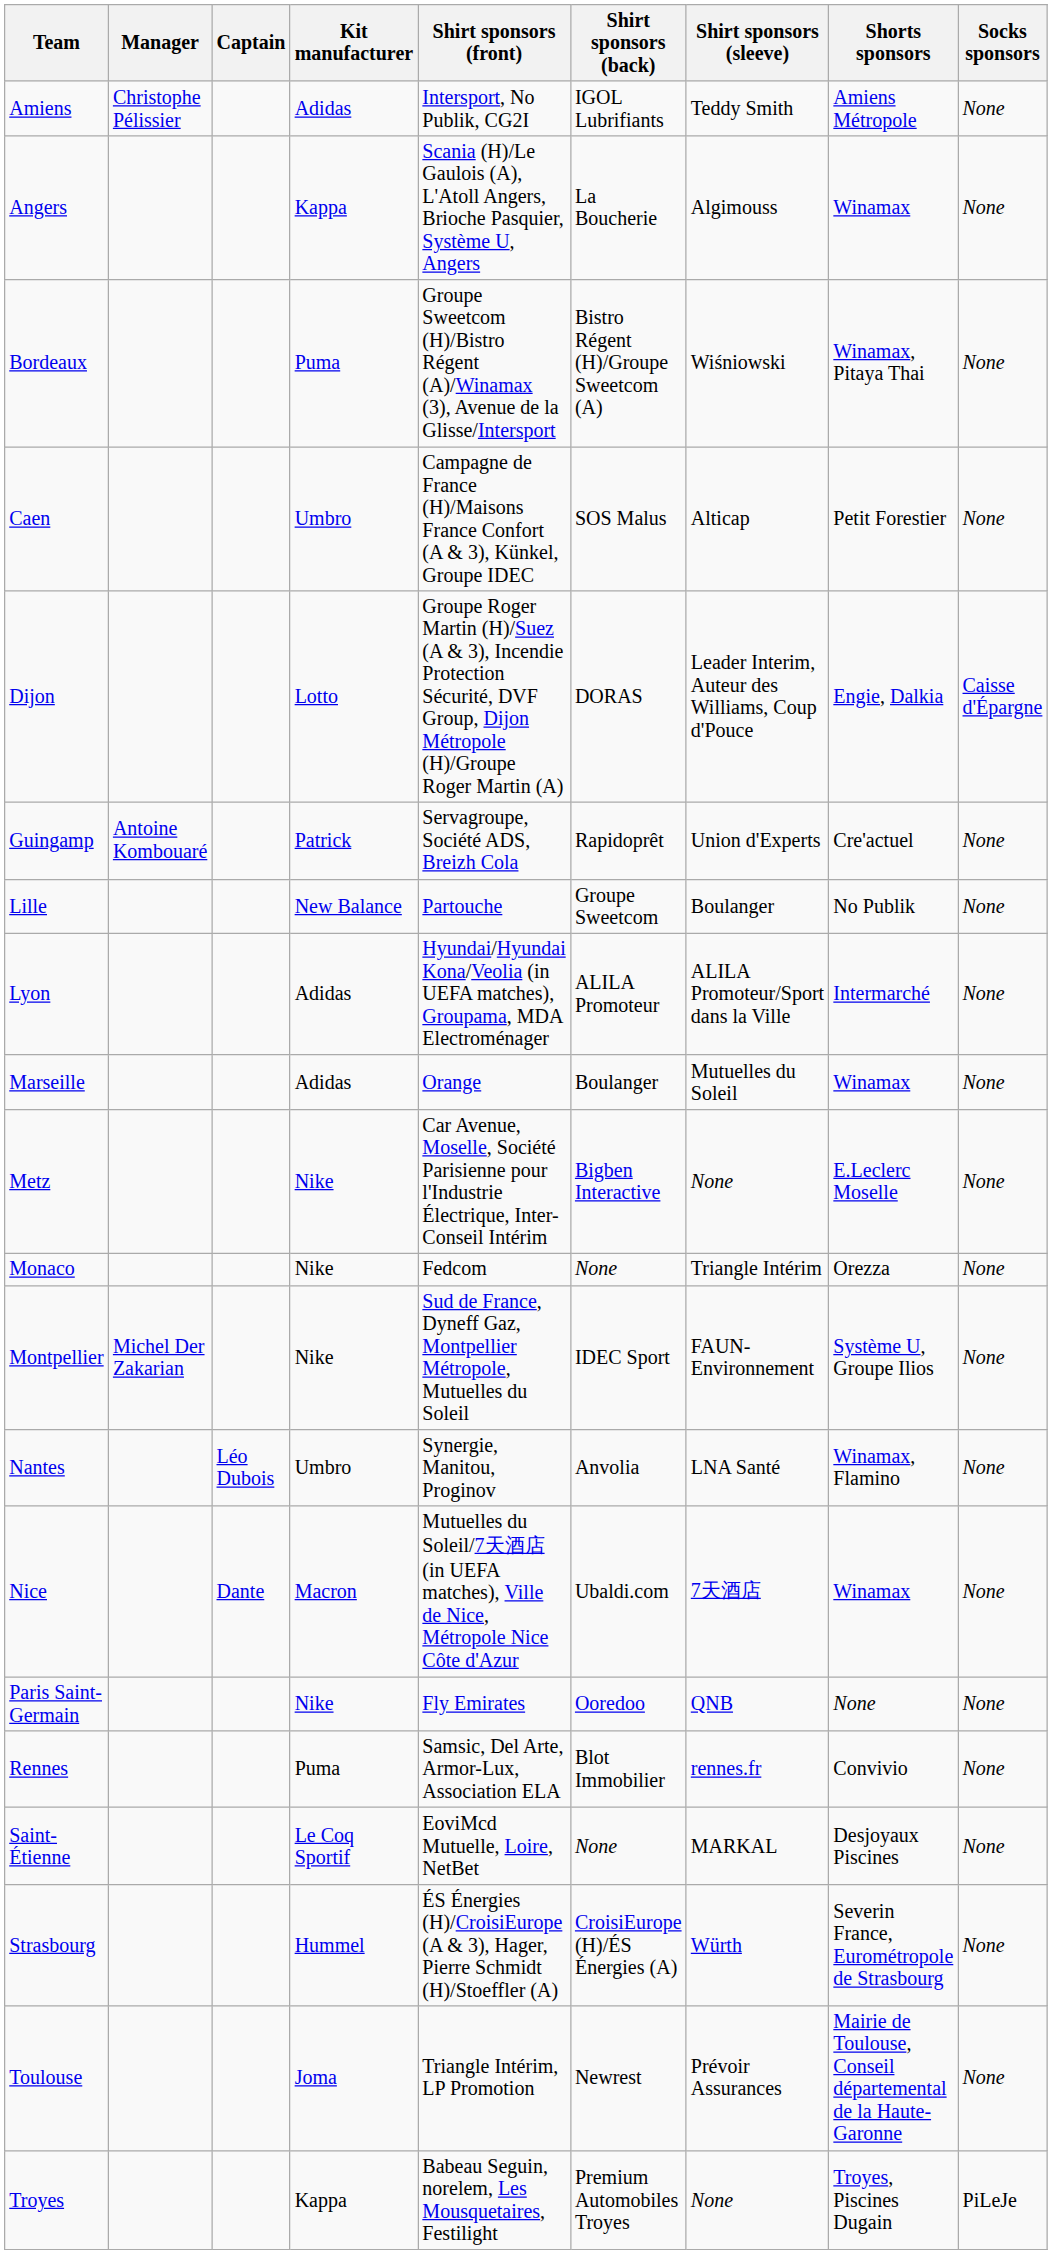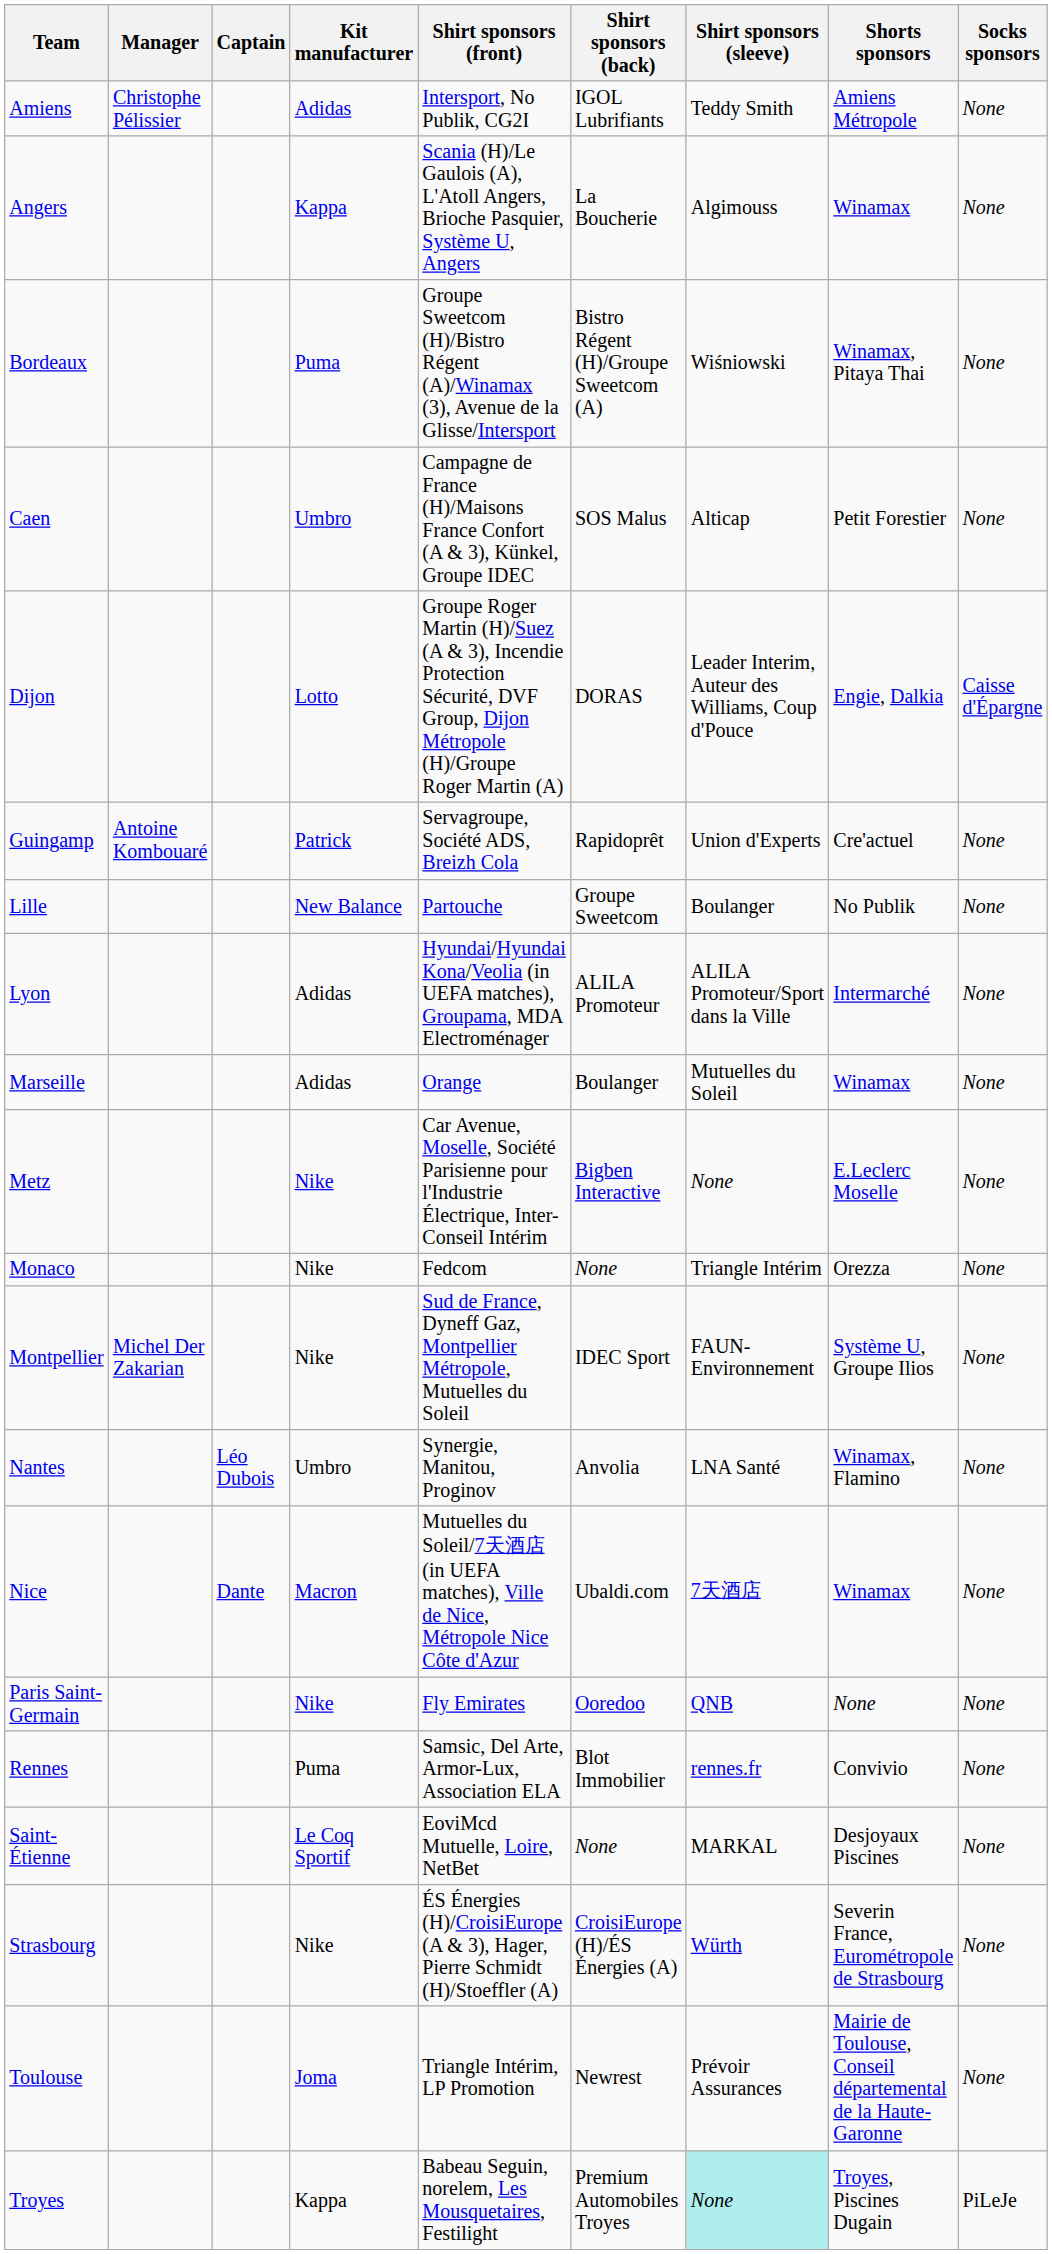(330, 1945) Hummel -> (314, 1945) Nike
(712, 2199) no background -> (712, 2199) paleturquoise background
